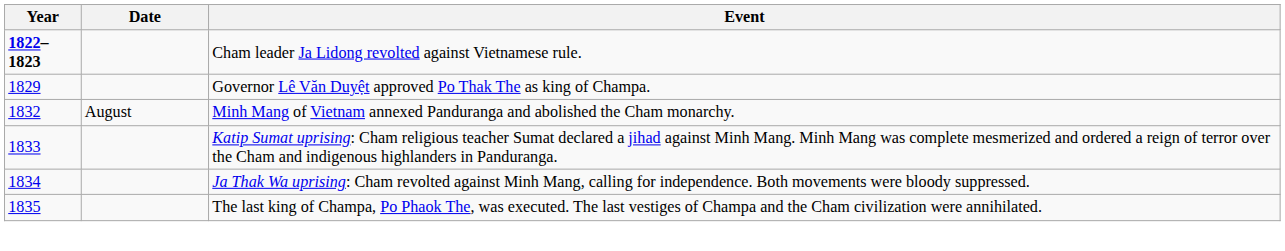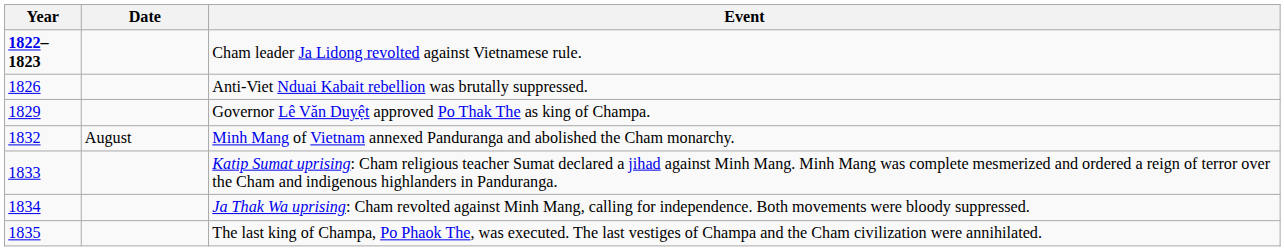+ row: (400, 86)
